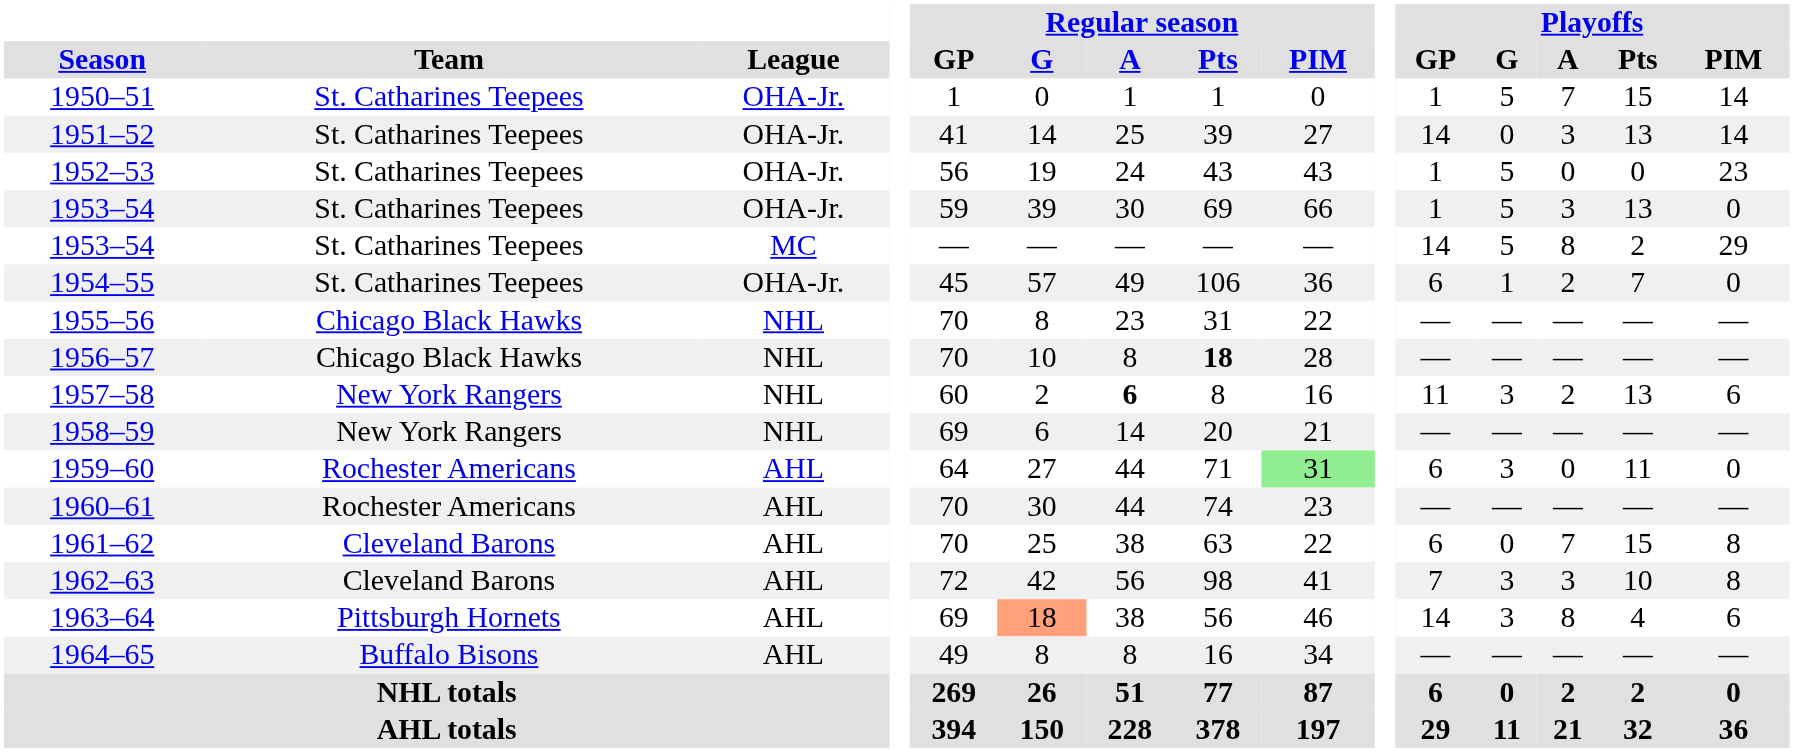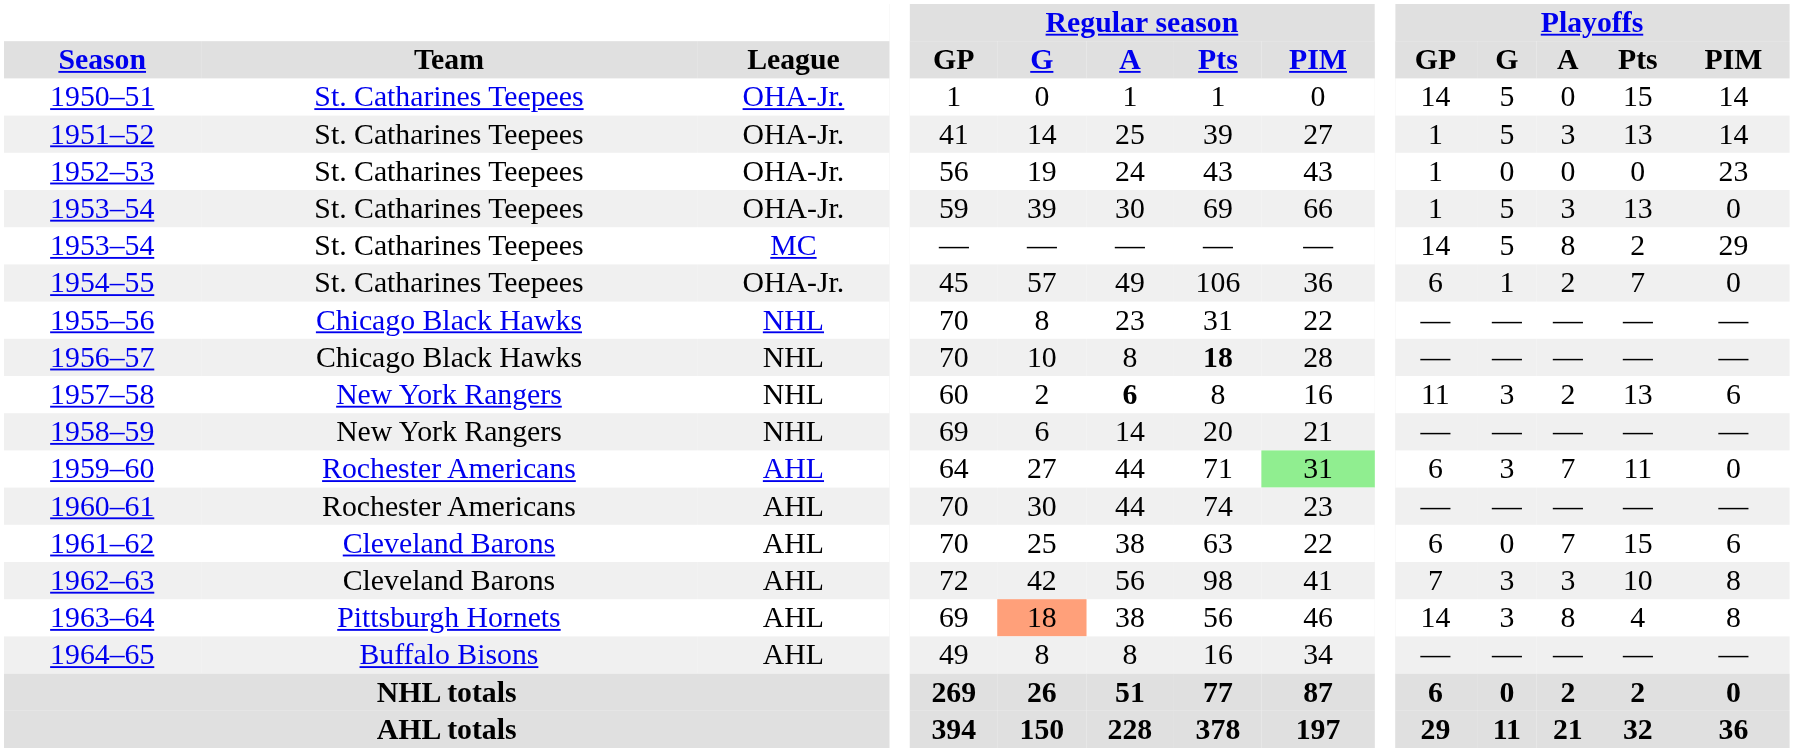(1435, 96) 1 -> (1435, 96) 14
(1568, 96) 7 -> (1568, 96) 0
(1435, 133) 14 -> (1435, 133) 1
(1507, 133) 0 -> (1507, 133) 5
(1507, 170) 5 -> (1507, 170) 0
(1568, 468) 0 -> (1568, 468) 7
(1733, 542) 8 -> (1733, 542) 6
(1733, 617) 6 -> (1733, 617) 8
